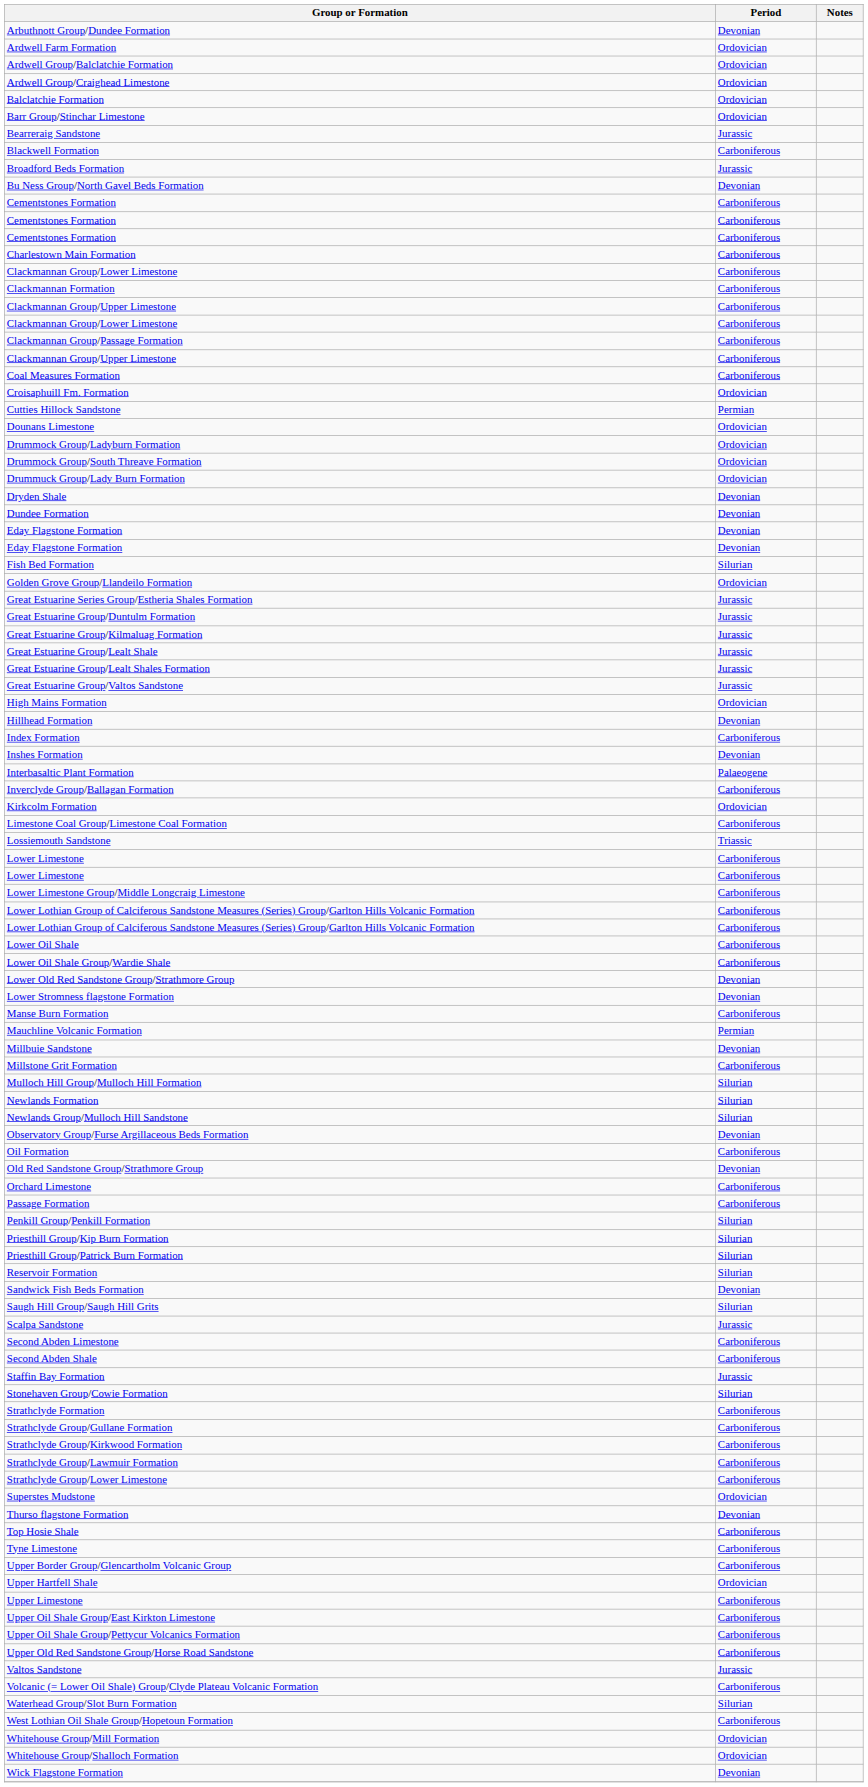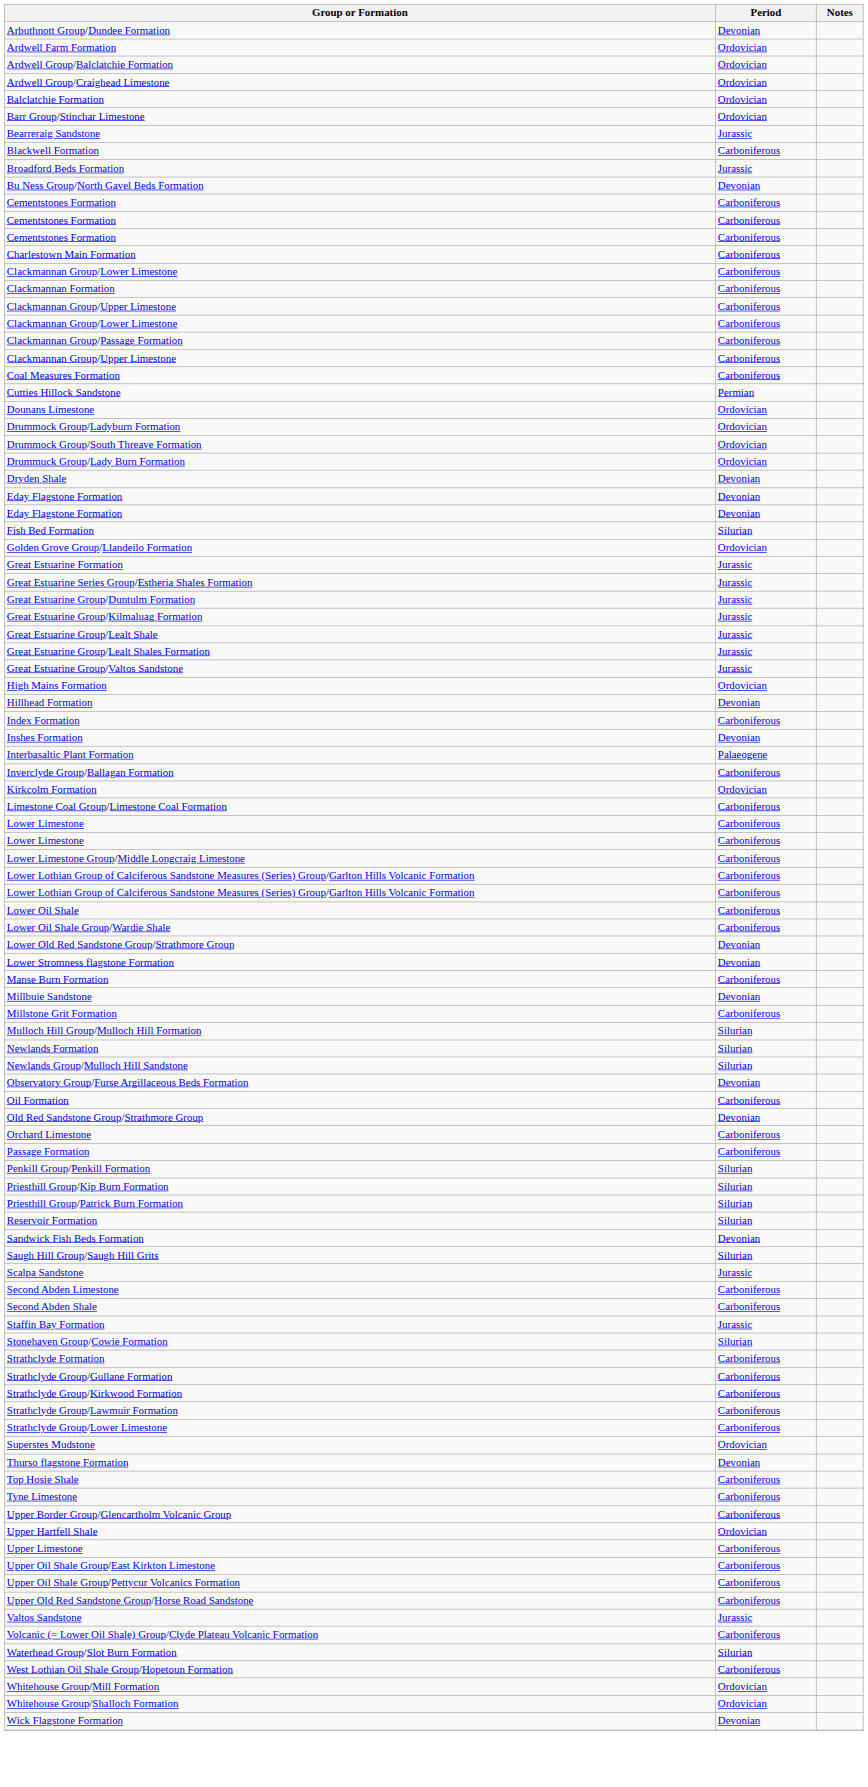- row: (68, 392)
- row: (48, 513)
+ row: (65, 565)
- row: (59, 841)
- row: (74, 1031)
